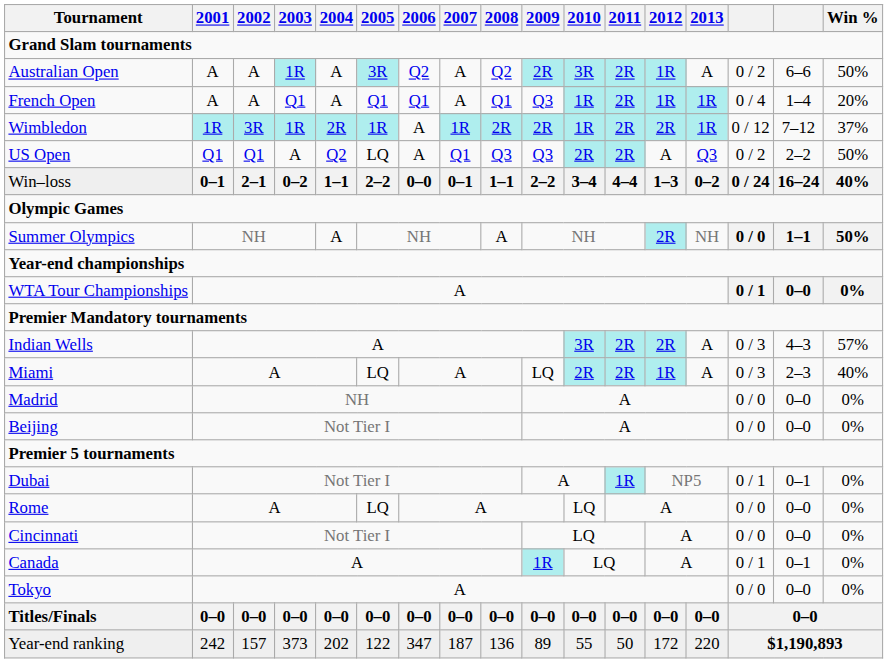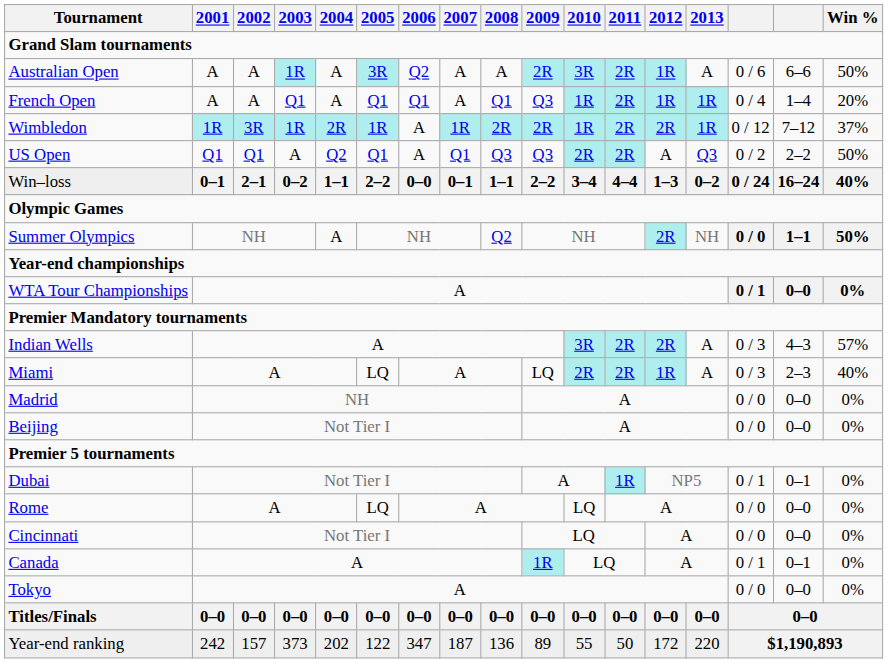(502, 72) Q2 -> (502, 72) A
(751, 72) 0 / 2 -> (751, 72) 0 / 6
(378, 153) LQ -> (378, 153) Q1
(502, 235) A -> (502, 235) Q2
